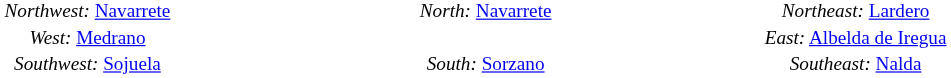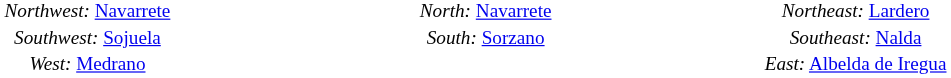rows swapped: (87, 37) <-> (87, 64)
